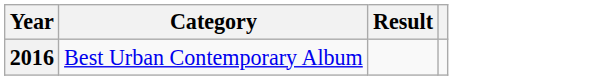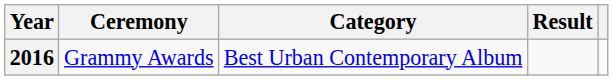+ column: (139, 22)
